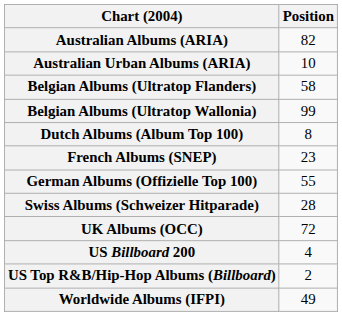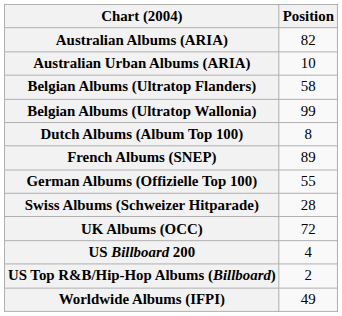(308, 157) 23 -> (308, 157) 89
